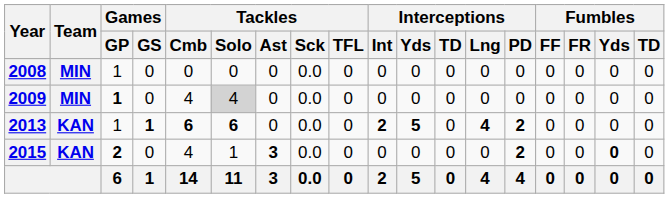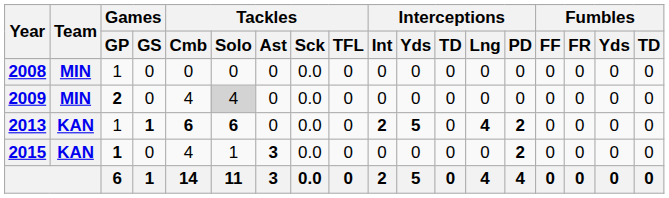(117, 98) 1 -> (117, 98) 2
(117, 152) 2 -> (117, 152) 1
(614, 152) bold -> (614, 152) normal
